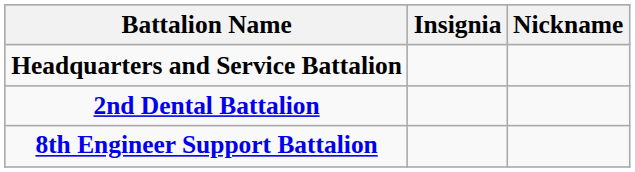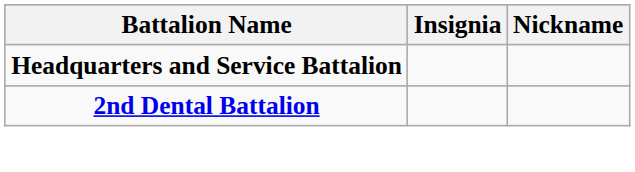- row: (207, 145)
